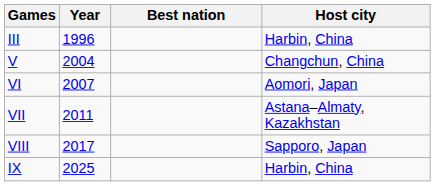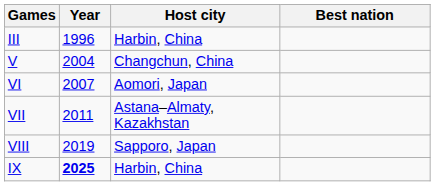columns swapped: (346, 15) <-> (186, 15)
(78, 146) 2017 -> (78, 146) 2019
(78, 169) normal -> (78, 169) bold
